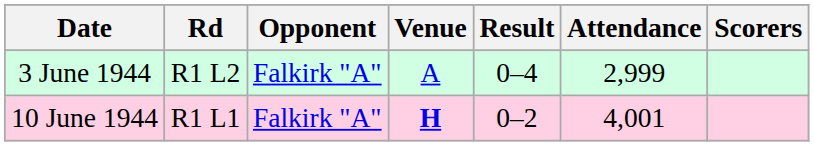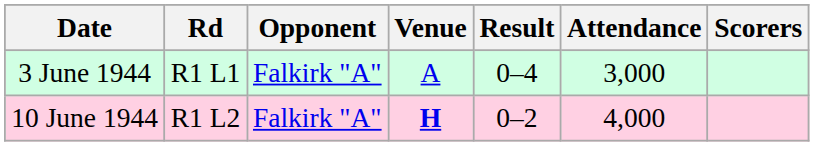(205, 72) R1 L2 -> (205, 72) R1 L1
(634, 72) 2,999 -> (634, 72) 3,000
(205, 118) R1 L1 -> (205, 118) R1 L2
(634, 118) 4,001 -> (634, 118) 4,000
